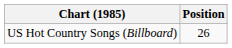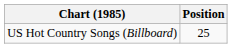(204, 33) 26 -> (204, 33) 25
